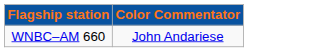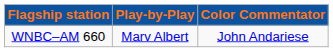+ column: (155, 15)
